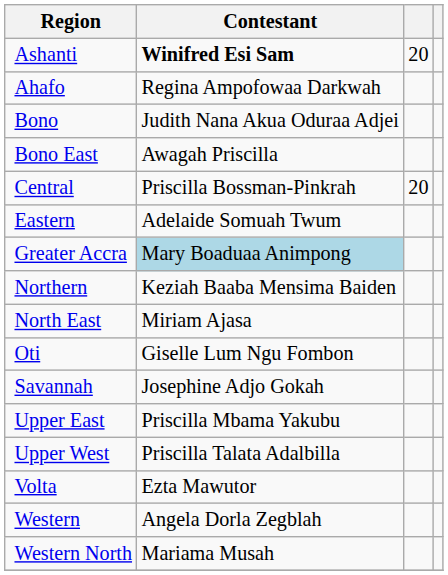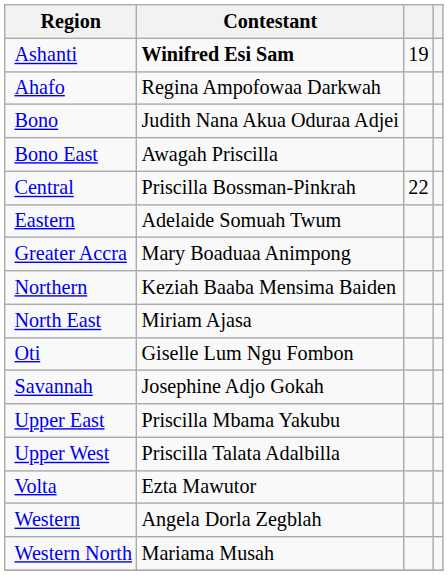(418, 54) 20 -> (418, 54) 19
(418, 187) 20 -> (418, 187) 22
(246, 254) lightblue background -> (246, 254) no background
